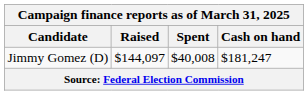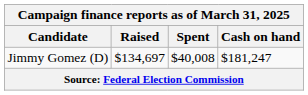(140, 57) $144,097 -> (140, 57) $134,697
